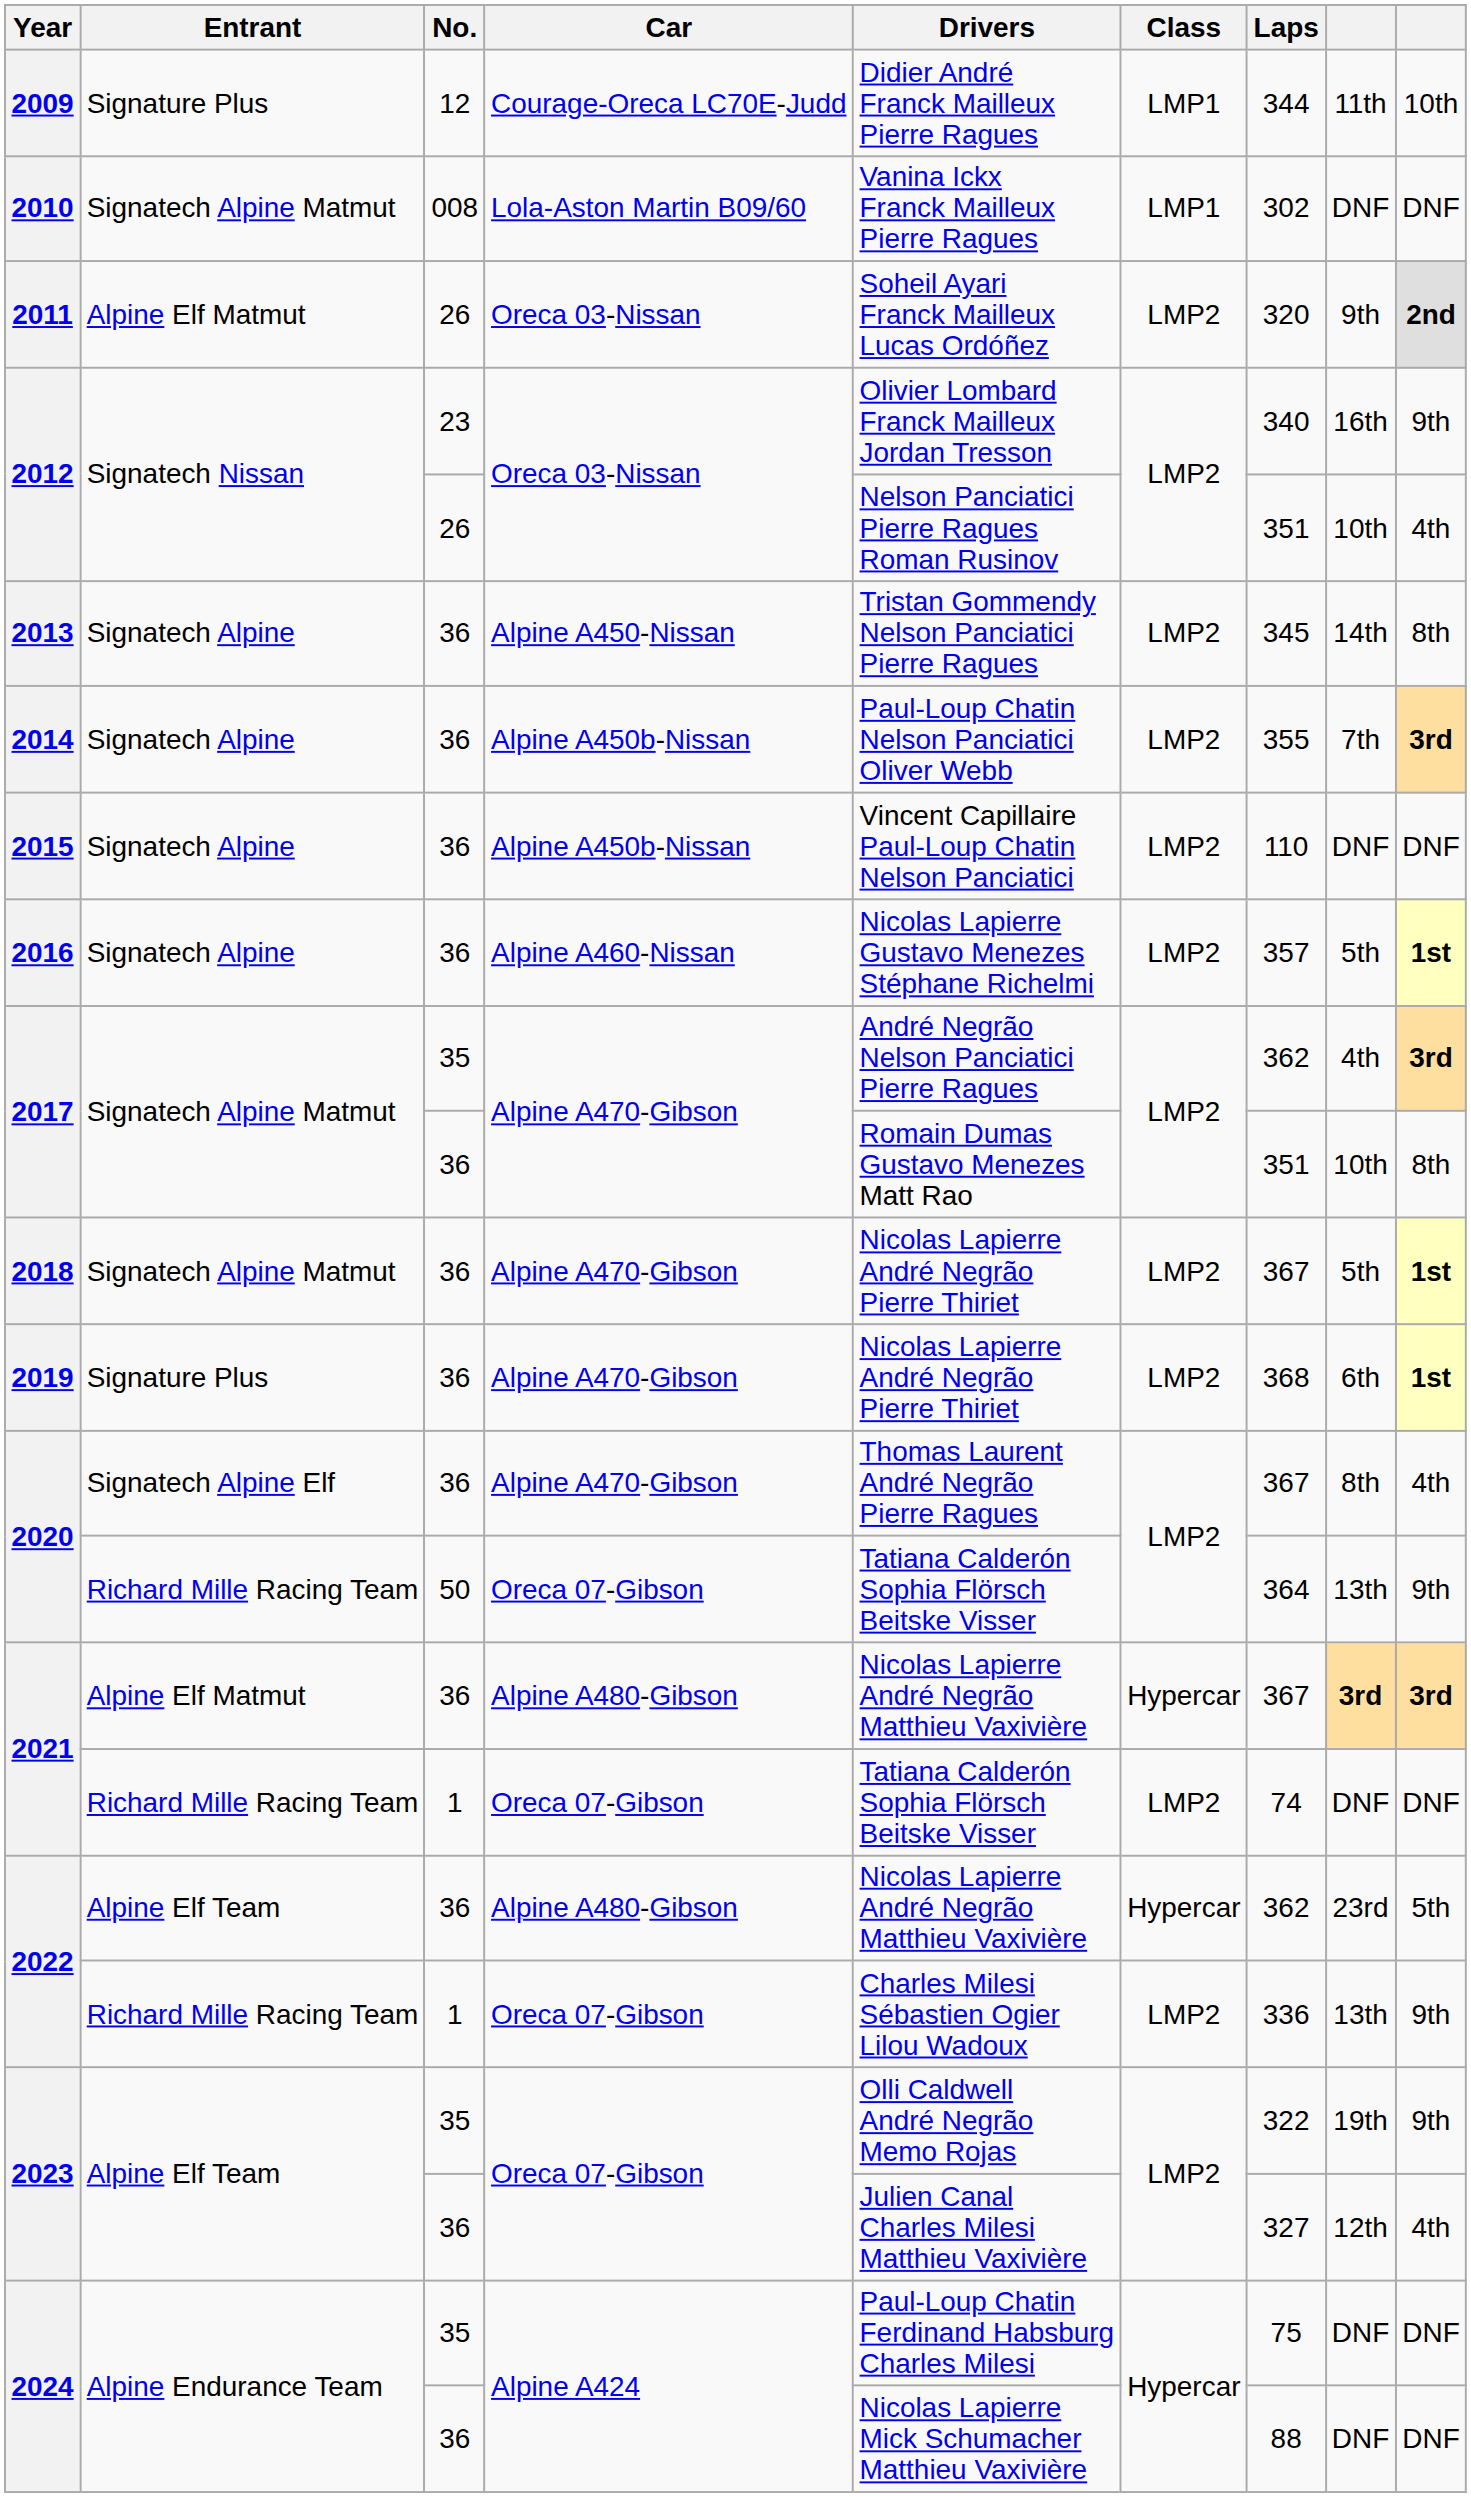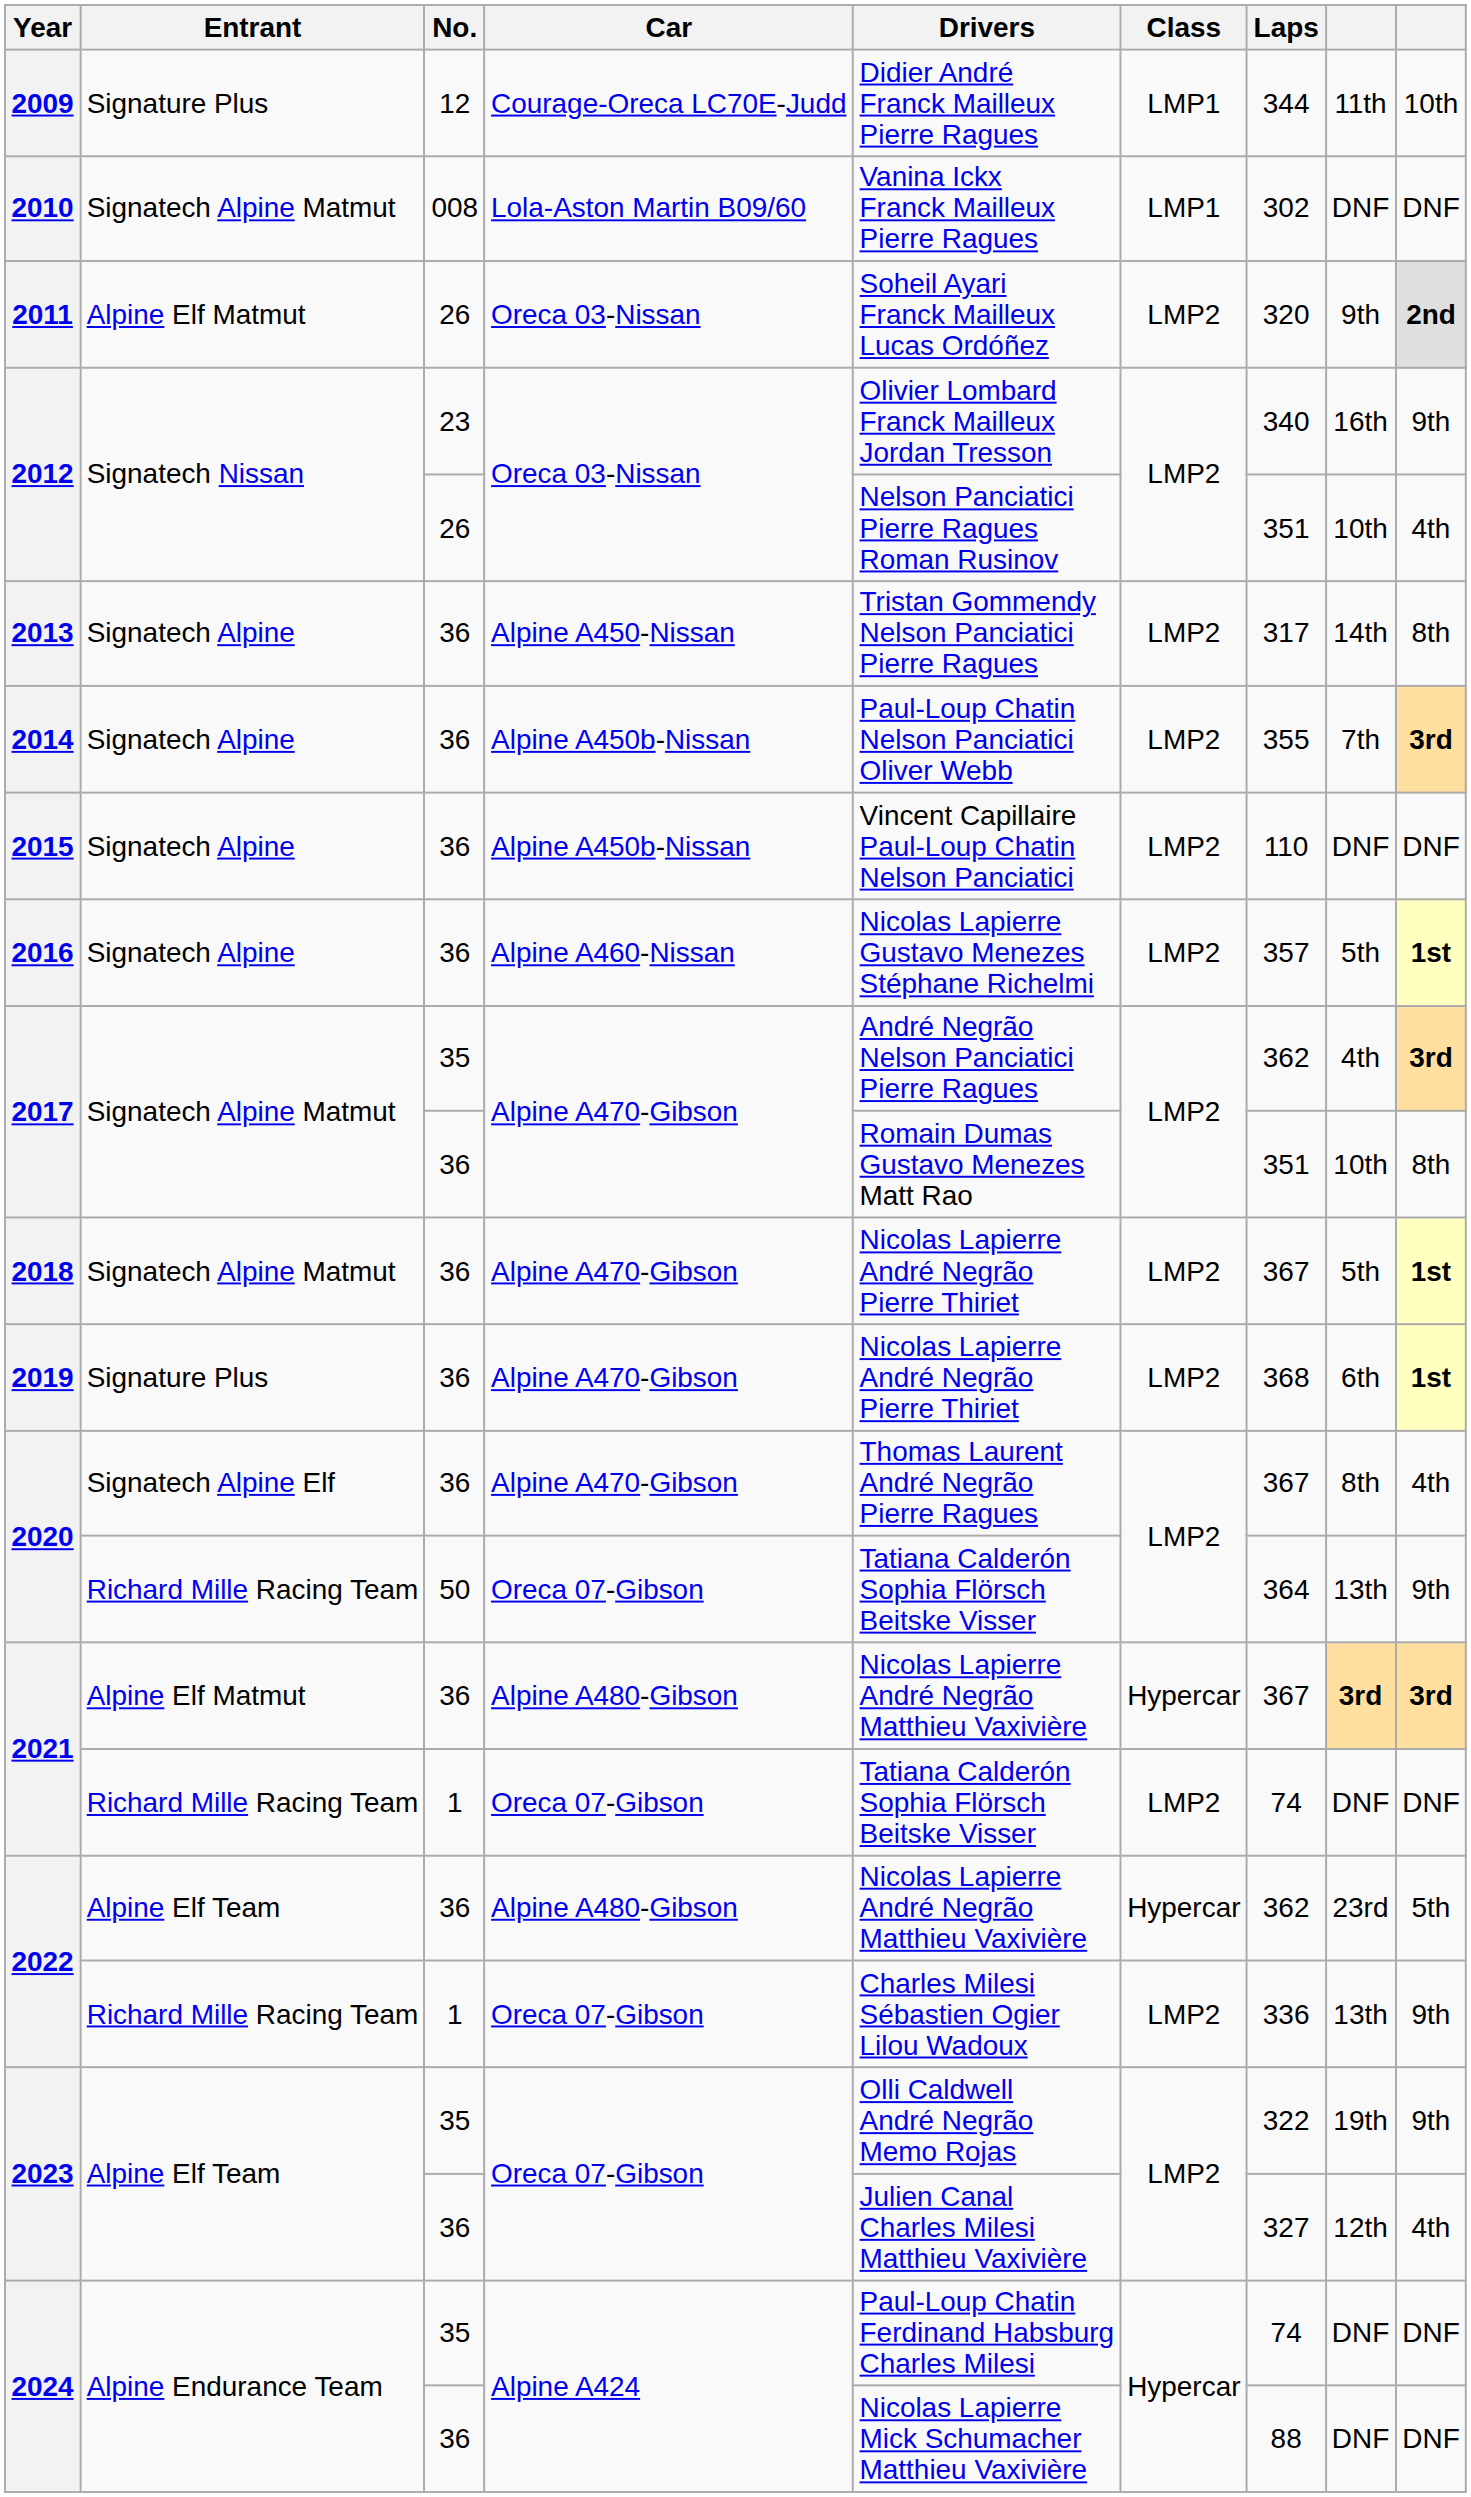(1286, 634) 345 -> (1286, 634) 317
(1286, 2333) 75 -> (1286, 2333) 74
